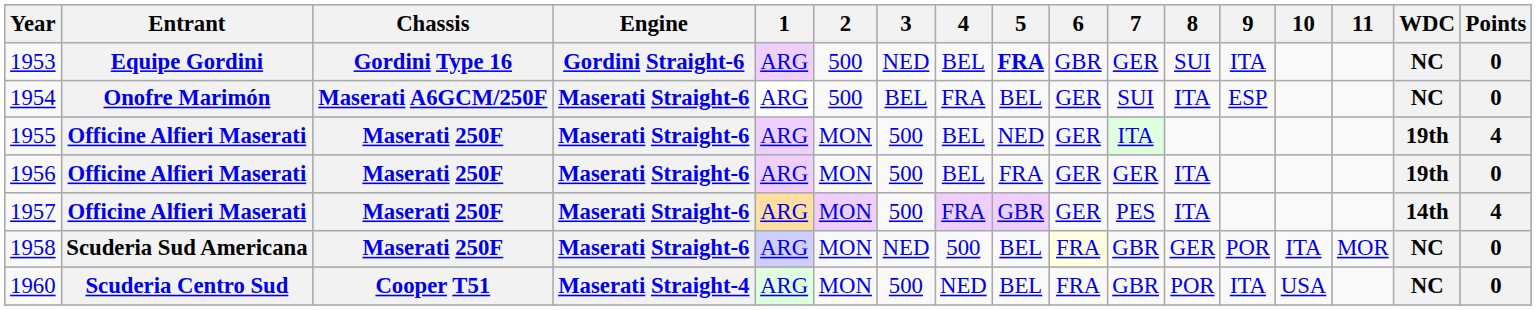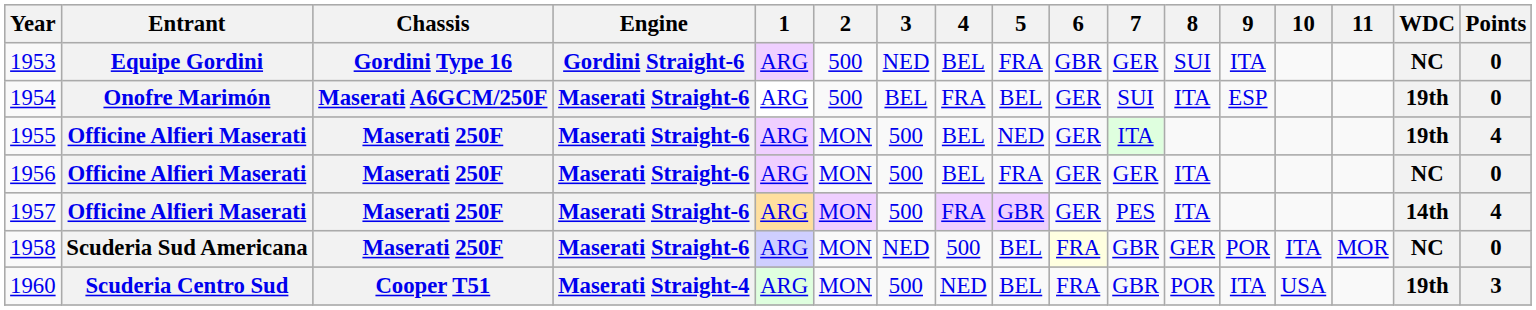(1021, 61) bold -> (1021, 61) normal
(1427, 98) NC -> (1427, 98) 19th
(1427, 173) 19th -> (1427, 173) NC
(1427, 286) NC -> (1427, 286) 19th
(1496, 286) 0 -> (1496, 286) 3
